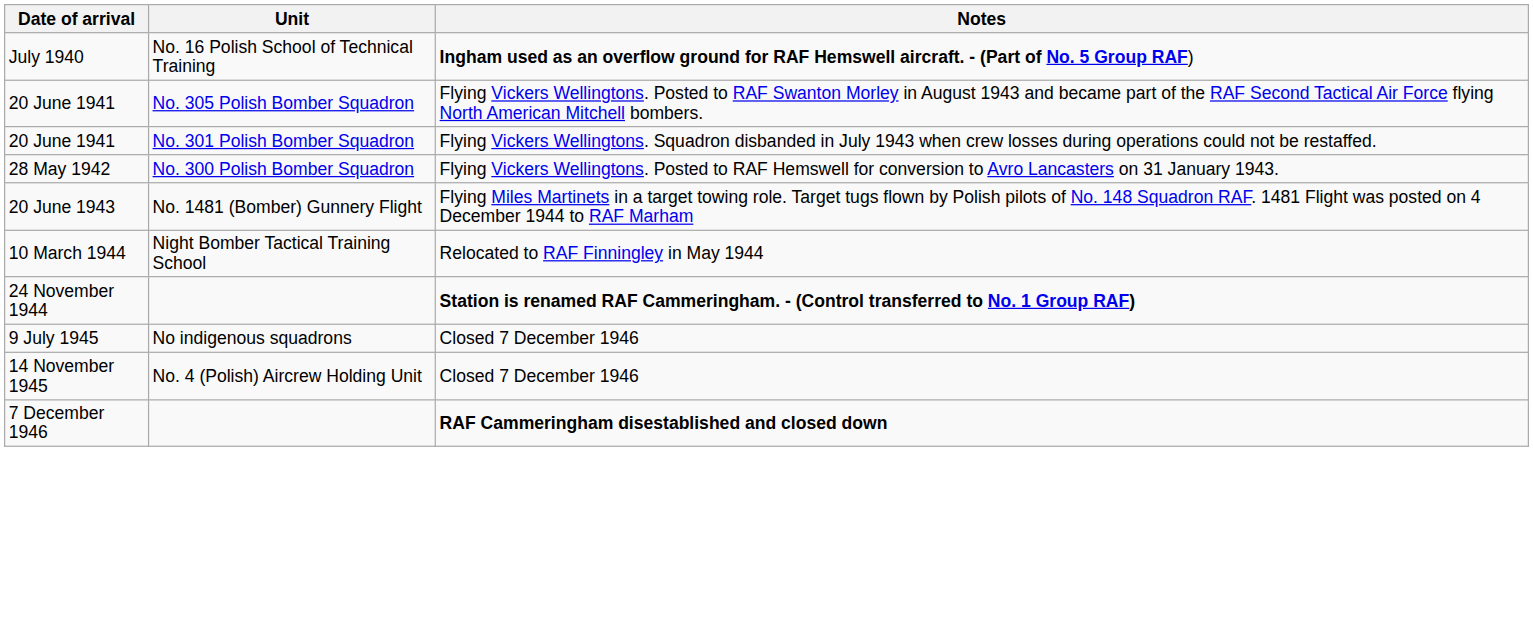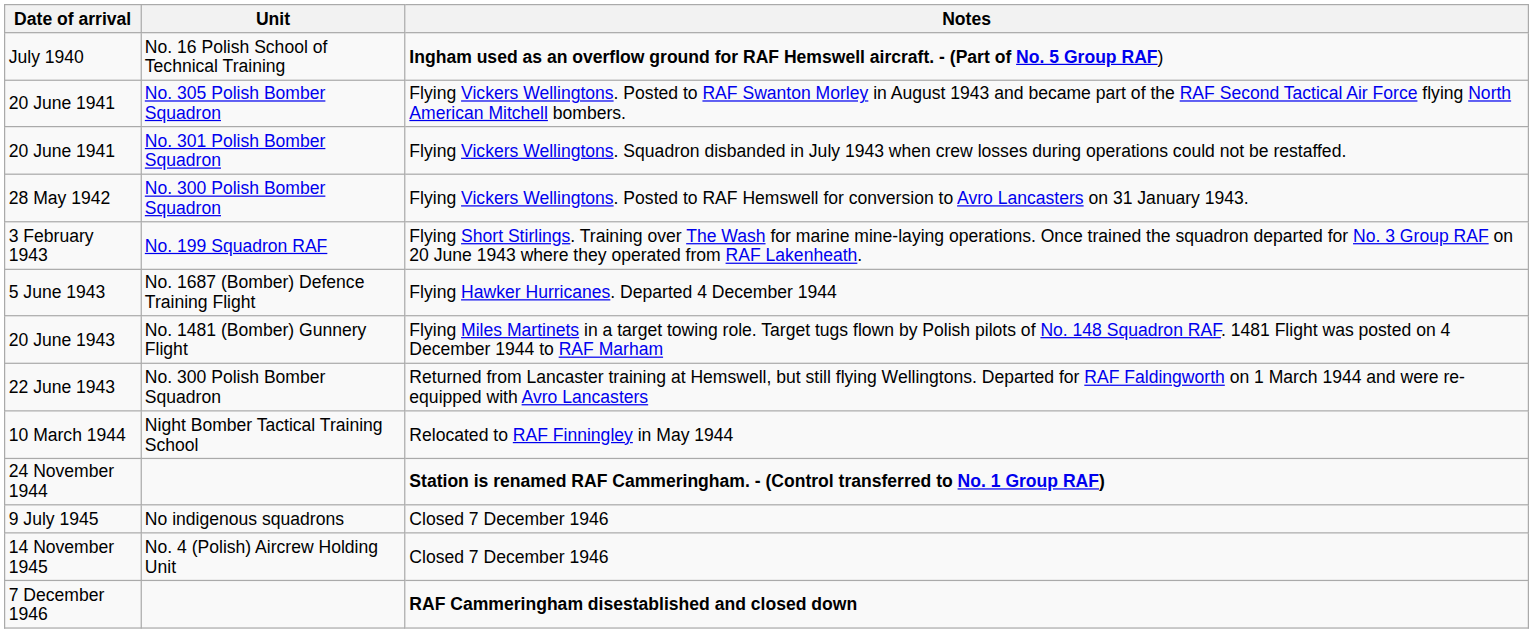+ row: (51, 245)
+ row: (57, 293)
+ row: (62, 387)
